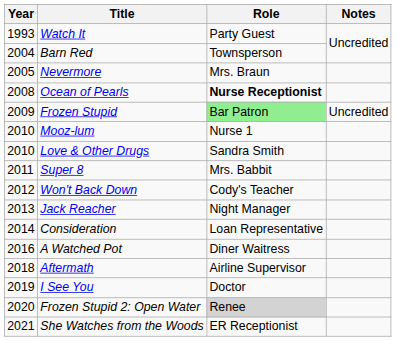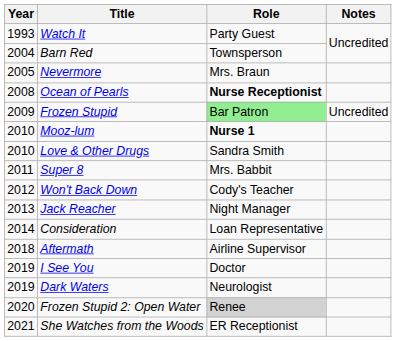(231, 131) normal -> (232, 131) bold
- row: (81, 248)
+ row: (74, 287)
